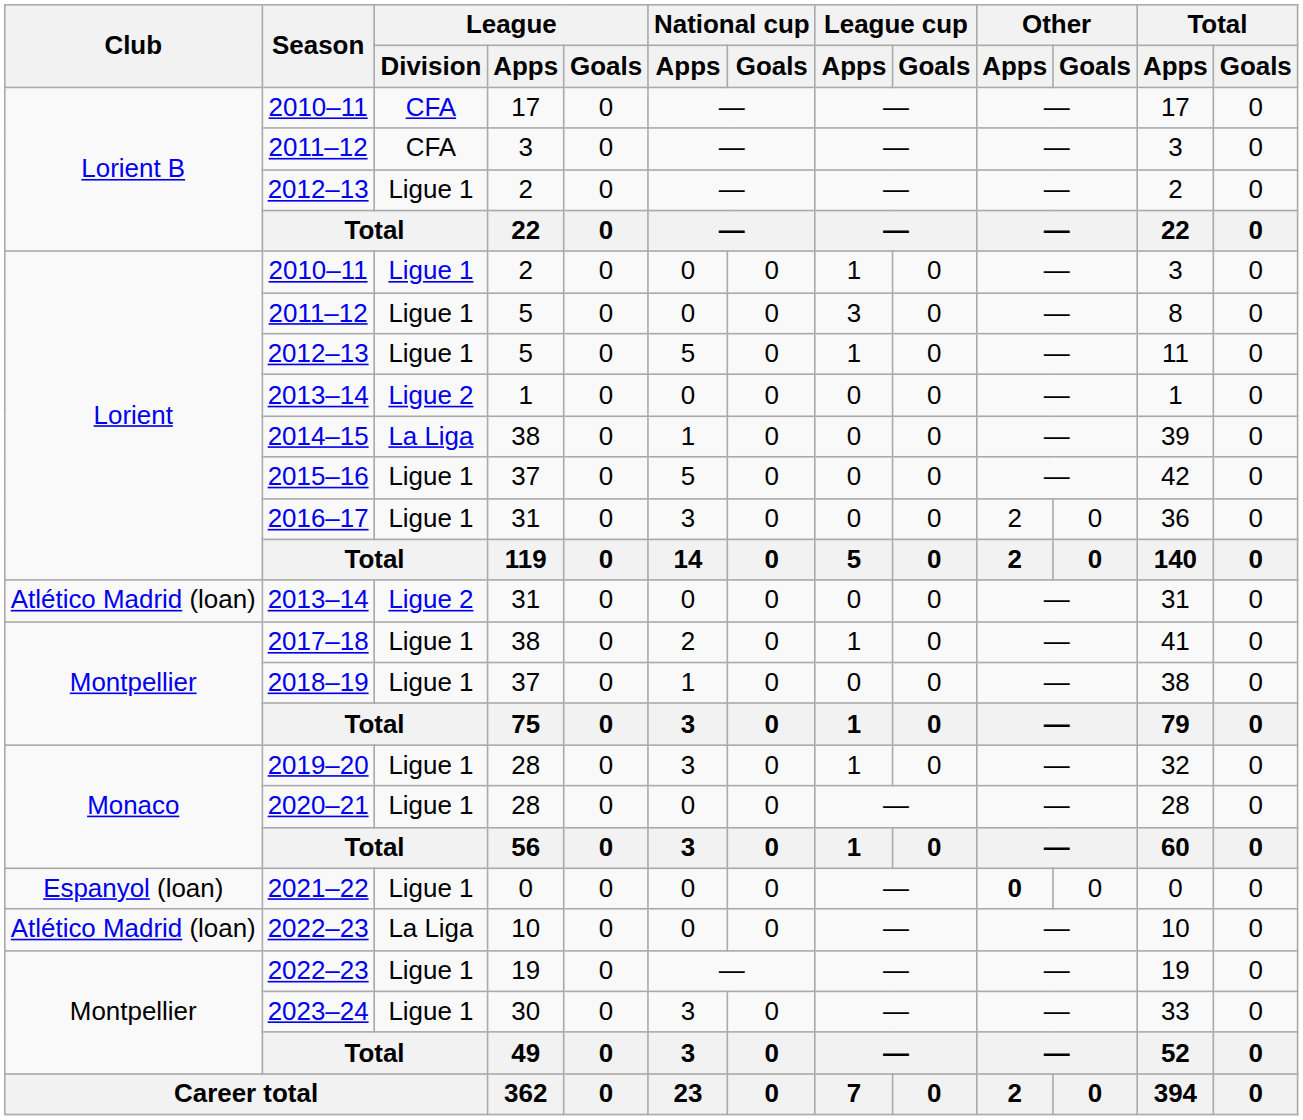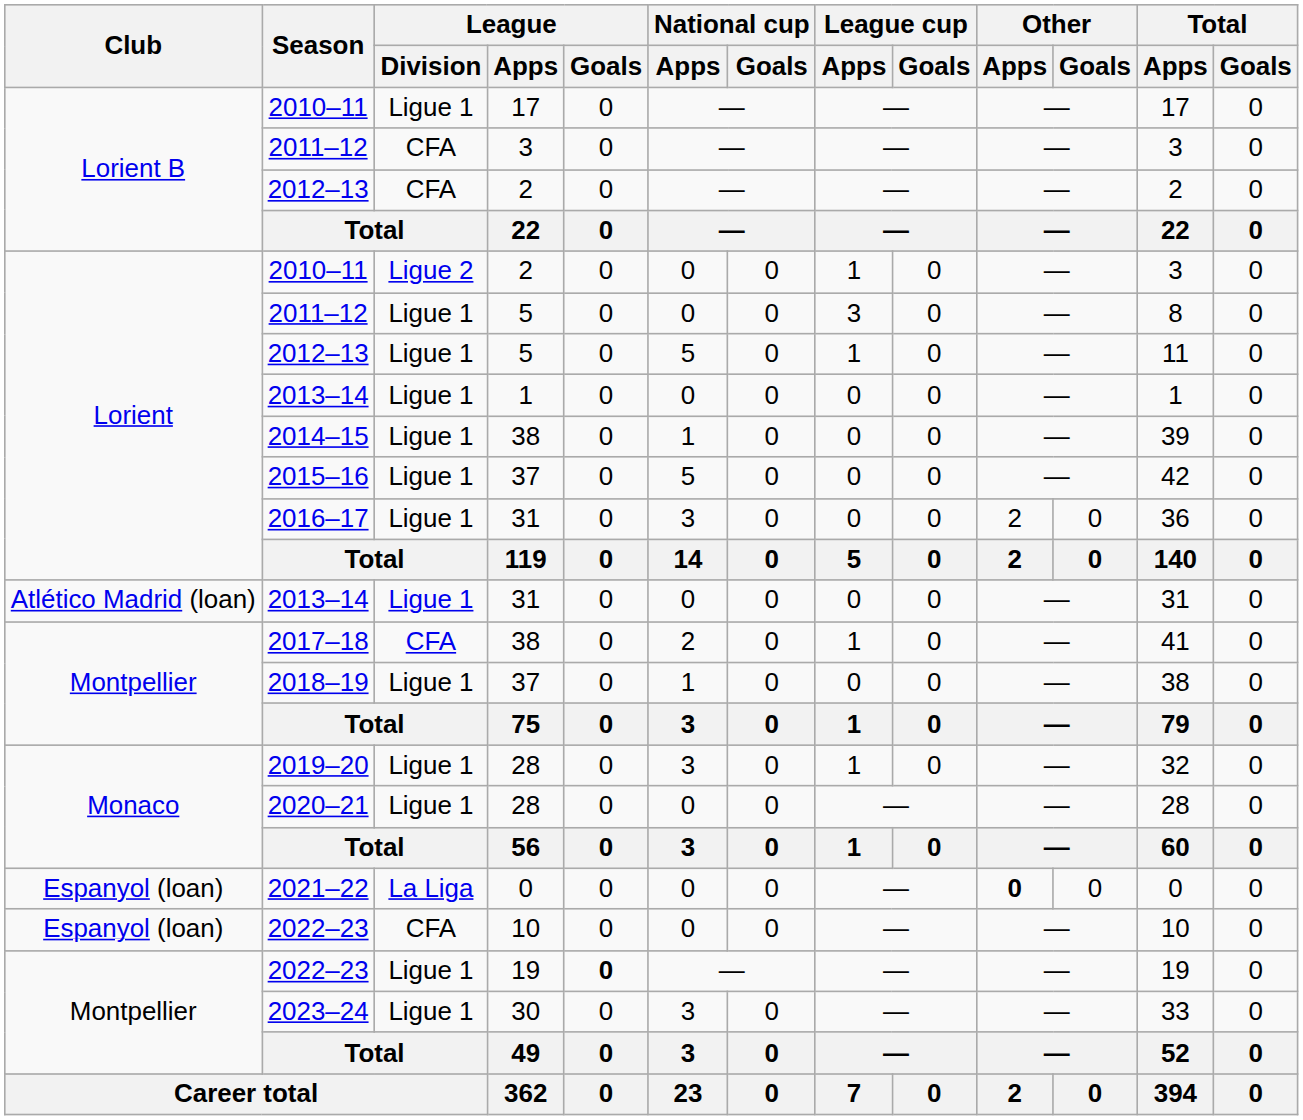(431, 107) CFA -> (431, 107) Ligue 1
(431, 189) Ligue 1 -> (431, 189) CFA
(431, 271) Ligue 1 -> (431, 271) Ligue 2
(431, 395) Ligue 2 -> (431, 395) Ligue 1
(431, 436) La Liga -> (431, 436) Ligue 1
(431, 600) Ligue 2 -> (431, 600) Ligue 1
(431, 641) Ligue 1 -> (431, 641) CFA
(431, 888) Ligue 1 -> (431, 888) La Liga
(133, 929) Atlético Madrid (loan) -> (133, 929) Espanyol (loan)
(431, 929) La Liga -> (431, 929) CFA
(606, 970) normal -> (606, 970) bold
